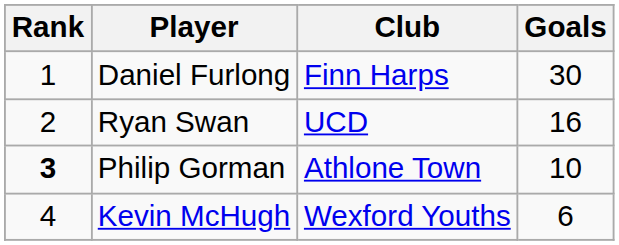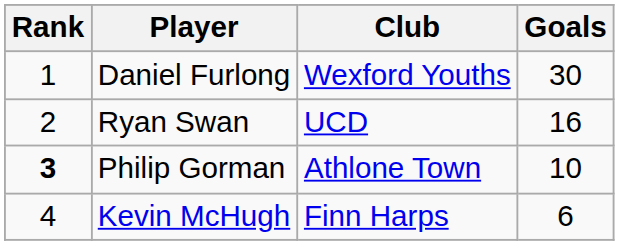(376, 74) Finn Harps -> (407, 74) Wexford Youths
(407, 215) Wexford Youths -> (376, 215) Finn Harps
